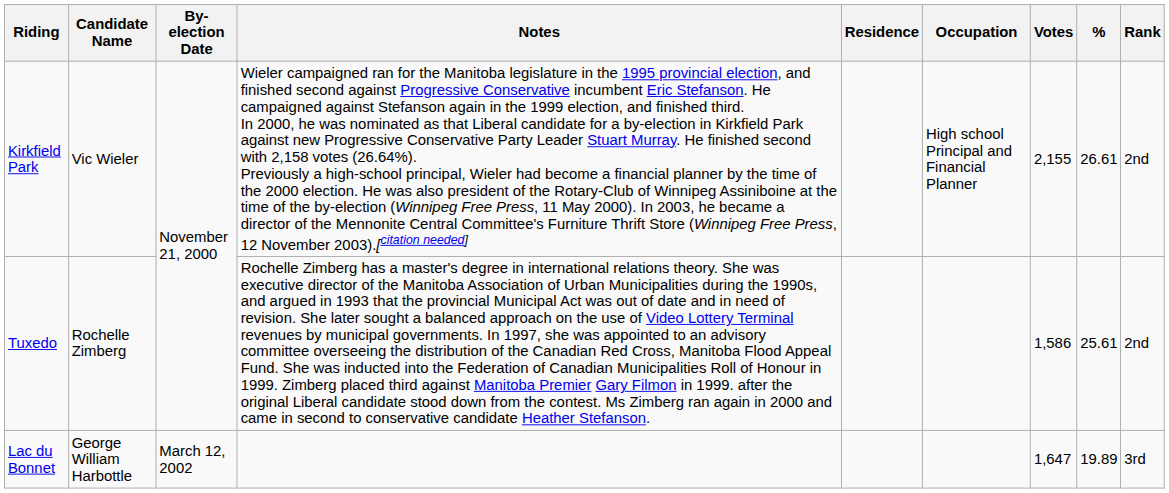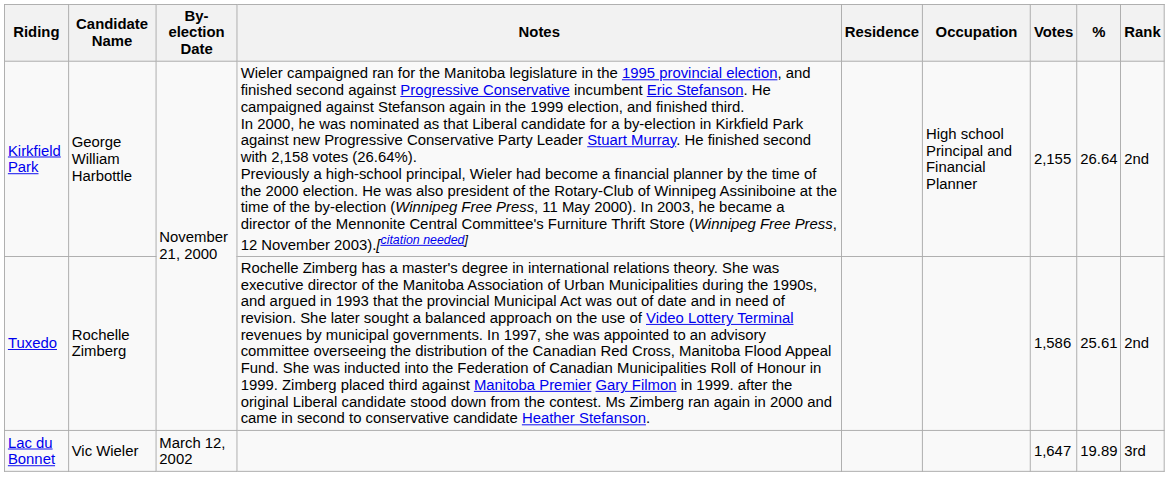(105, 159) Vic Wieler -> (102, 159) George William Harbottle
(1099, 159) 26.61 -> (1099, 159) 26.64
(102, 459) George William Harbottle -> (105, 451) Vic Wieler
